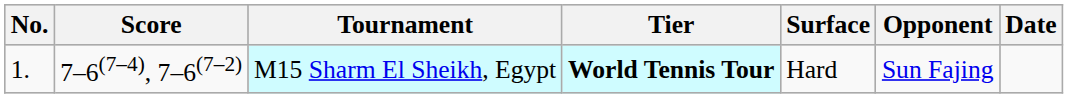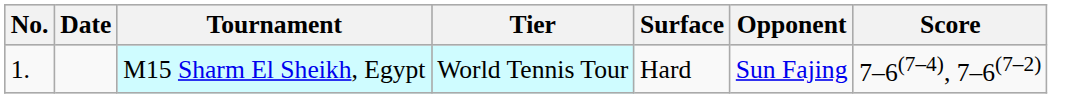columns swapped: (1031, 24) <-> (151, 24)
(671, 68) bold -> (533, 68) normal
